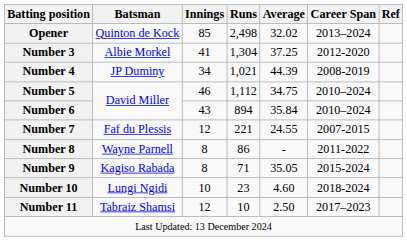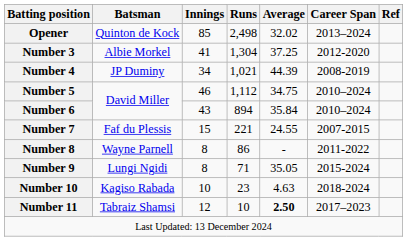(205, 129) 12 -> (205, 129) 15
(137, 168) Kagiso Rabada -> (137, 168) Lungi Ngidi
(137, 187) Lungi Ngidi -> (137, 187) Kagiso Rabada
(284, 187) 4.60 -> (284, 187) 4.63
(284, 206) normal -> (284, 206) bold
